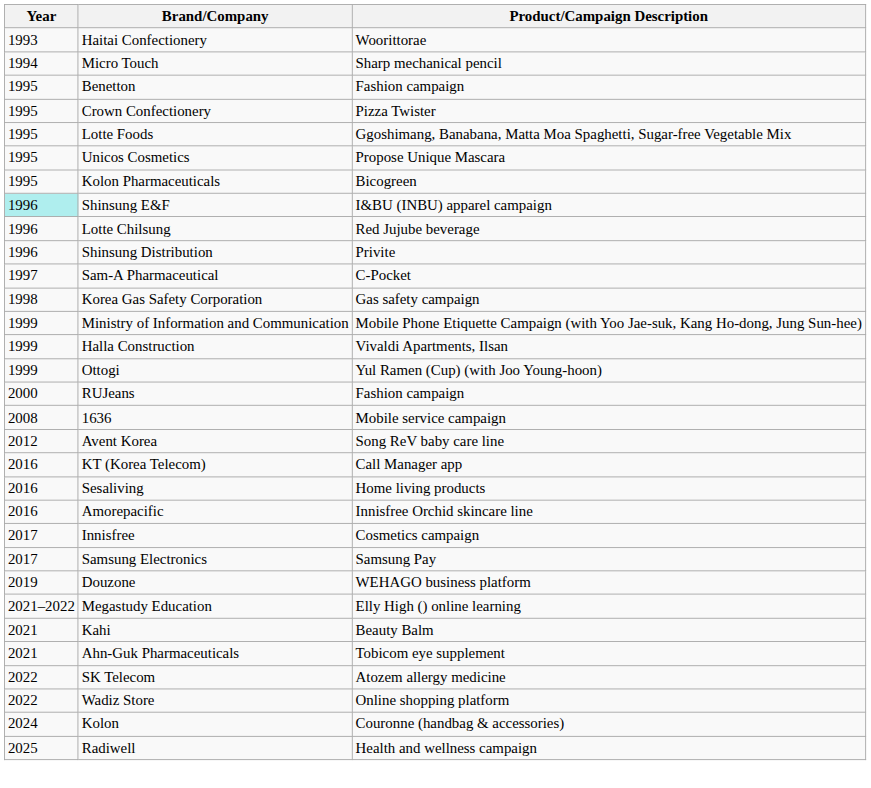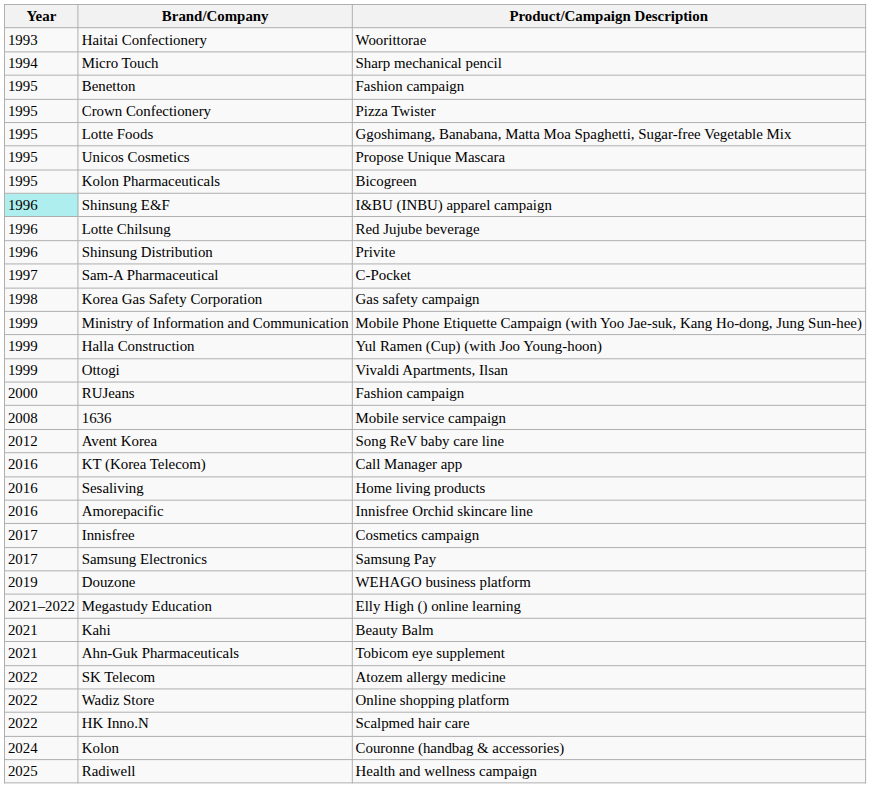(432, 346) Vivaldi Apartments, Ilsan -> (479, 346) Yul Ramen (Cup) (with Joo Young-hoon)
(479, 370) Yul Ramen (Cup) (with Joo Young-hoon) -> (432, 370) Vivaldi Apartments, Ilsan
+ row: (115, 724)
